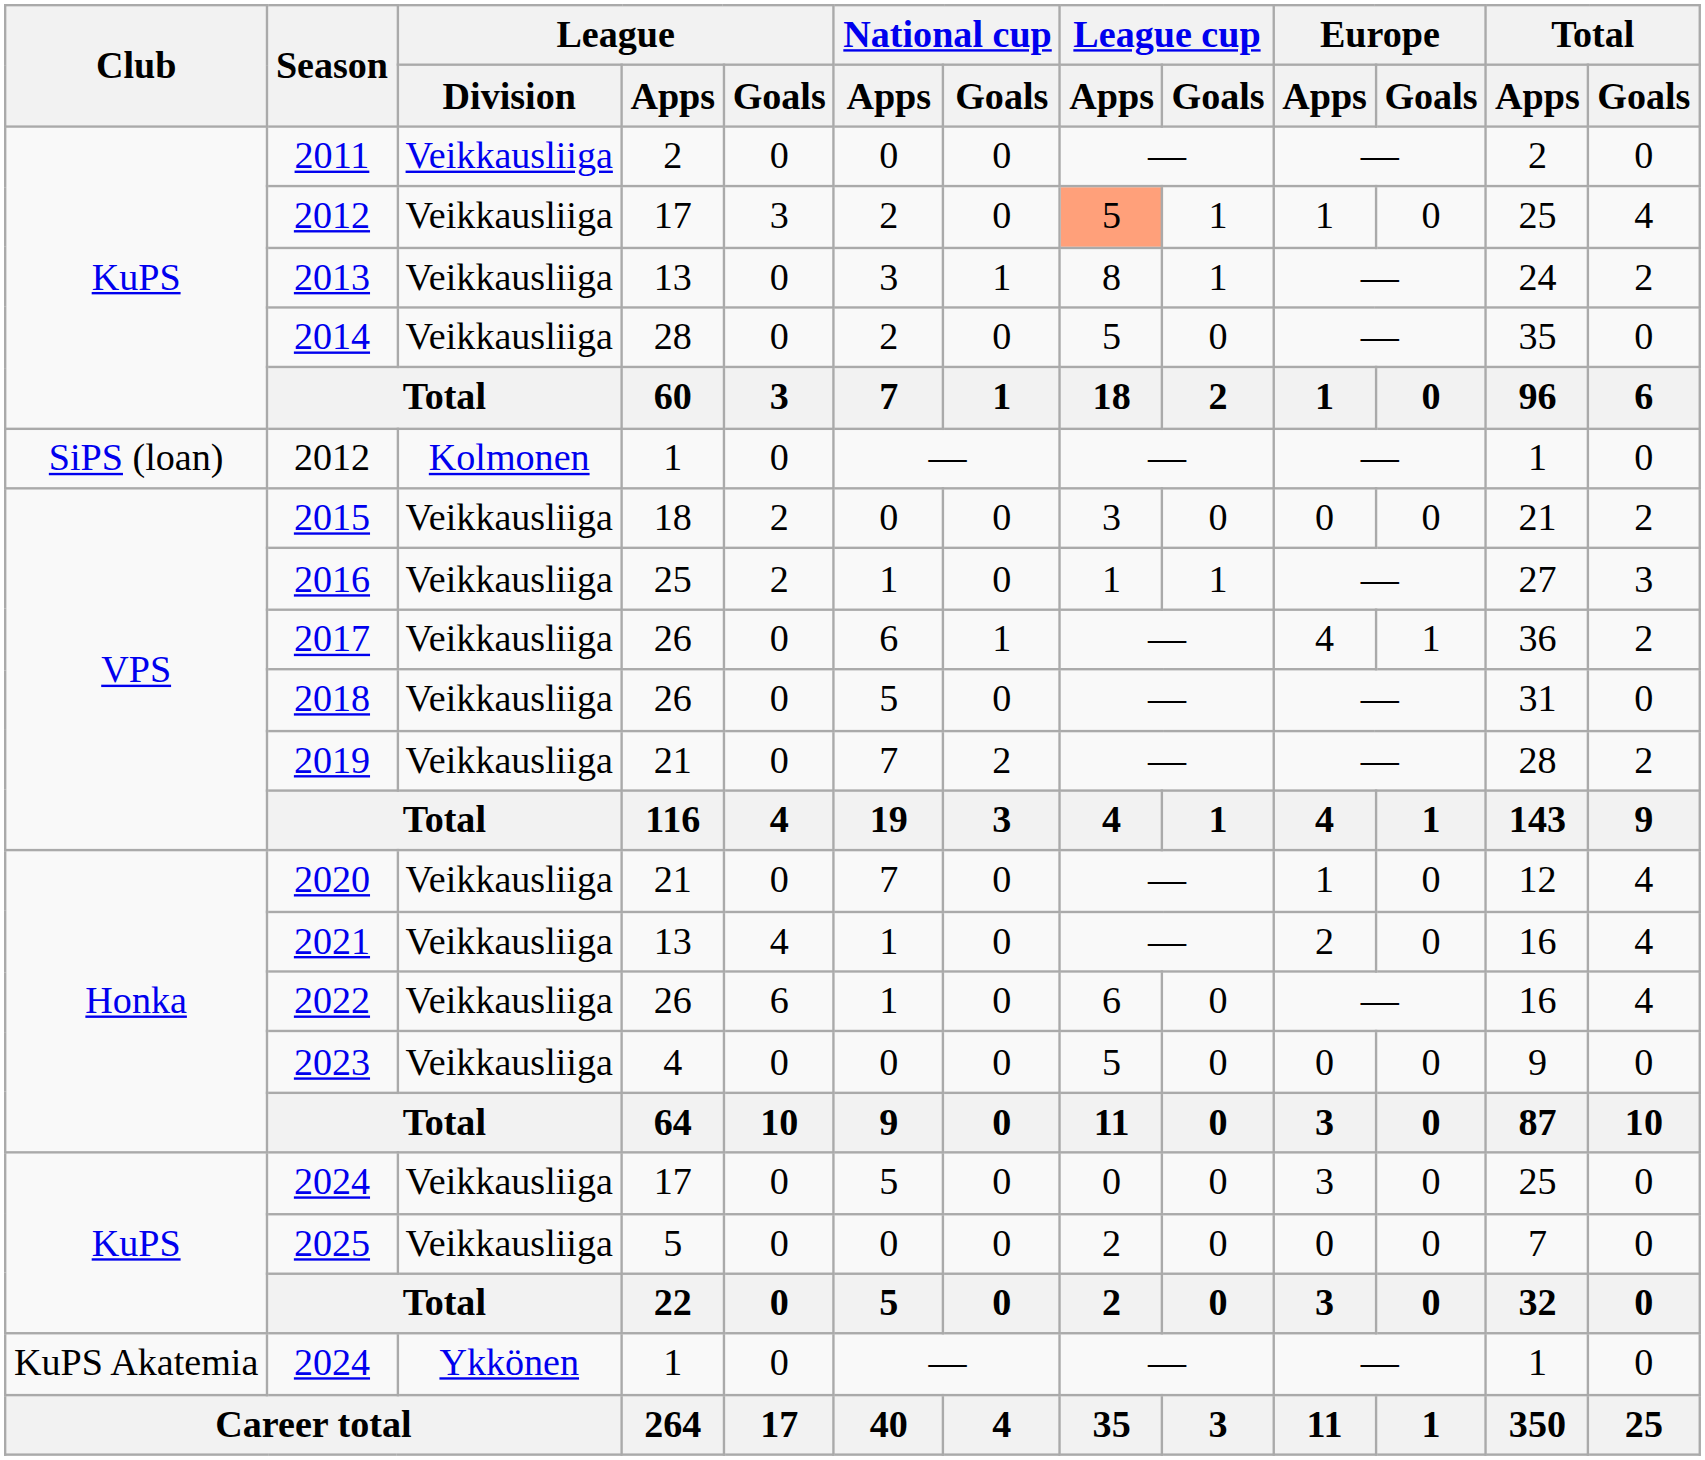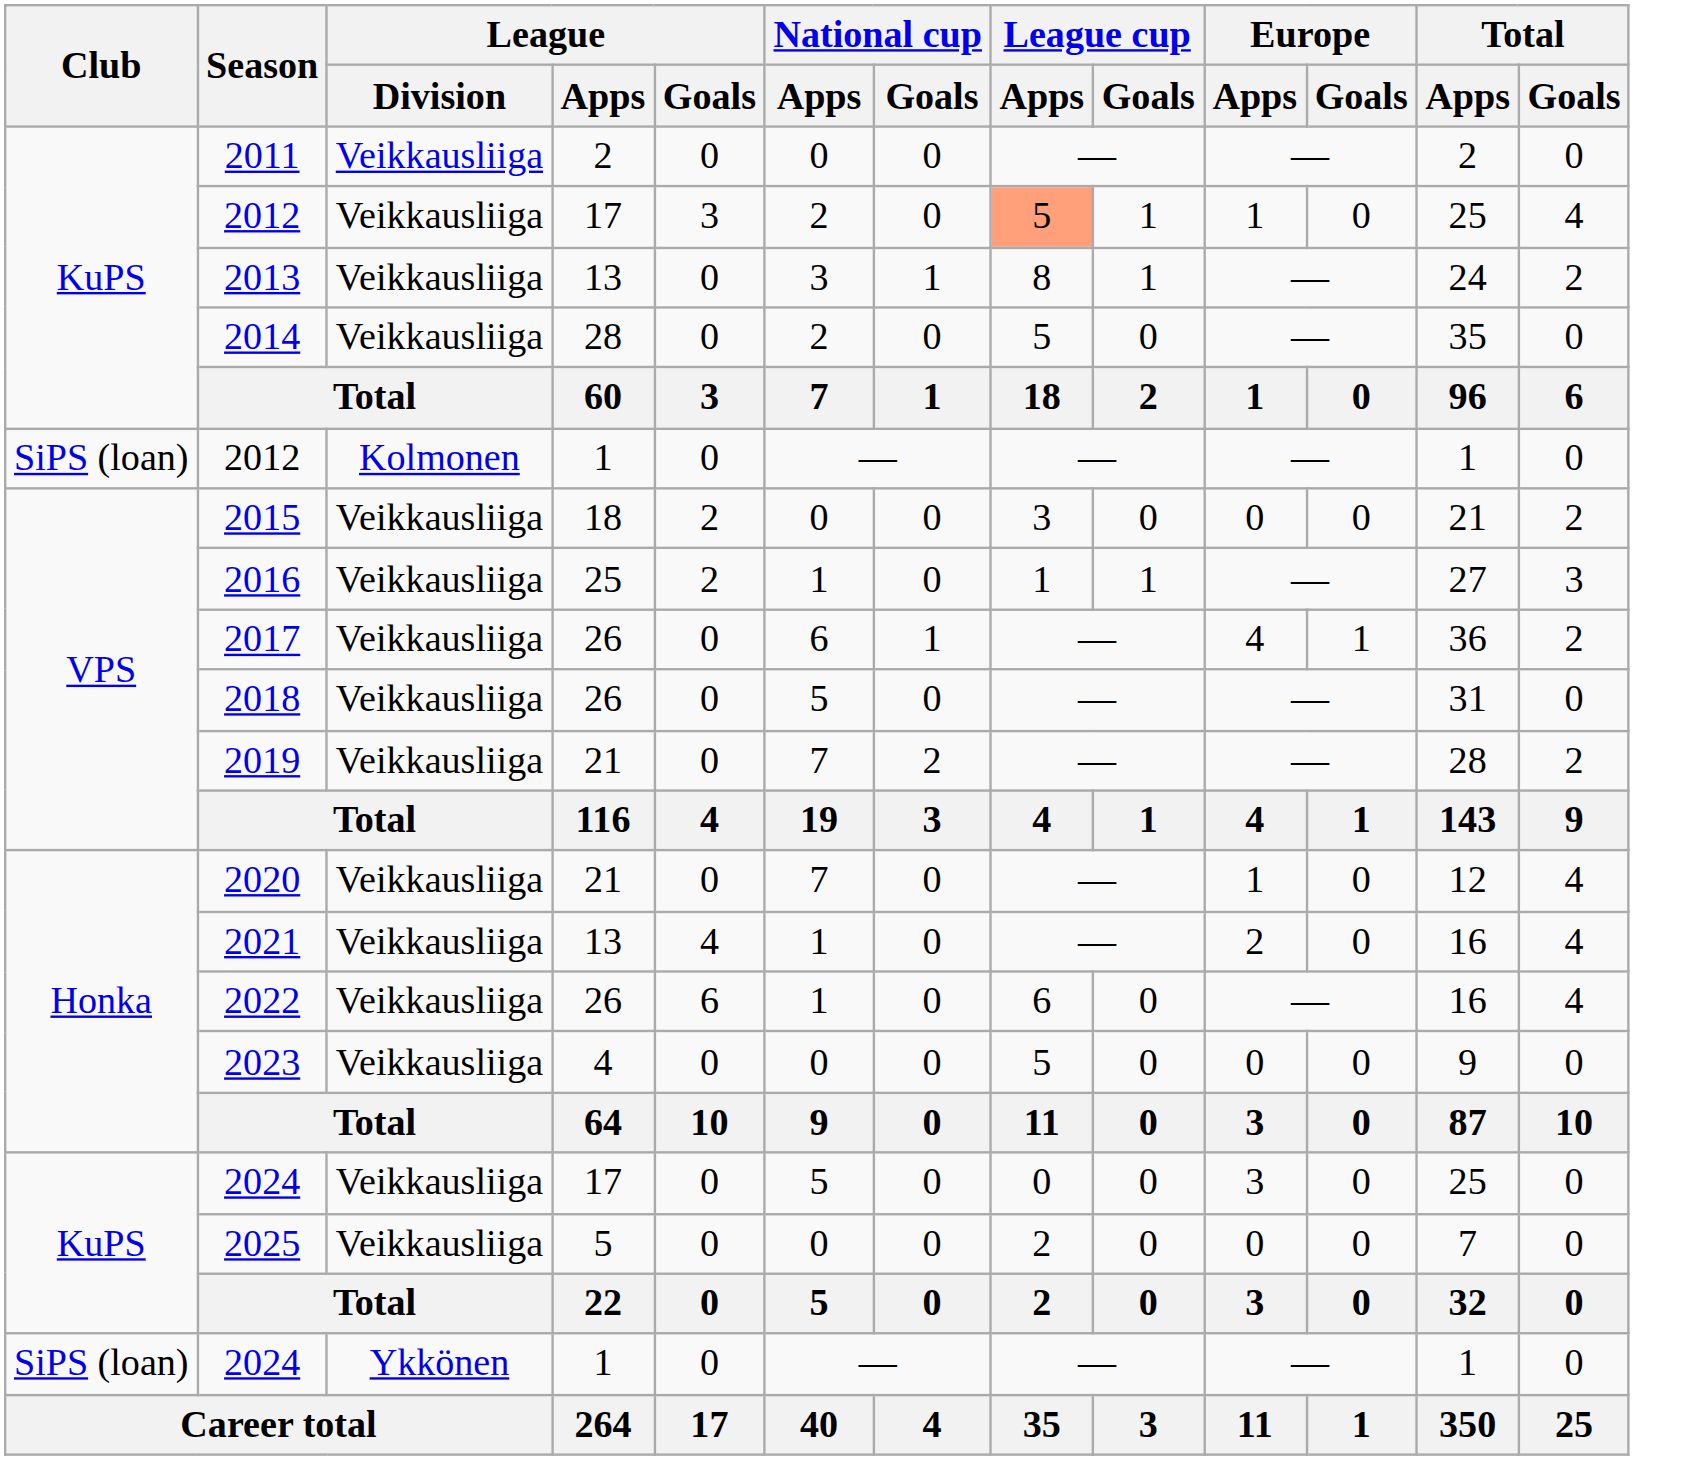(136, 1363) KuPS Akatemia -> (101, 1363) SiPS (loan)
